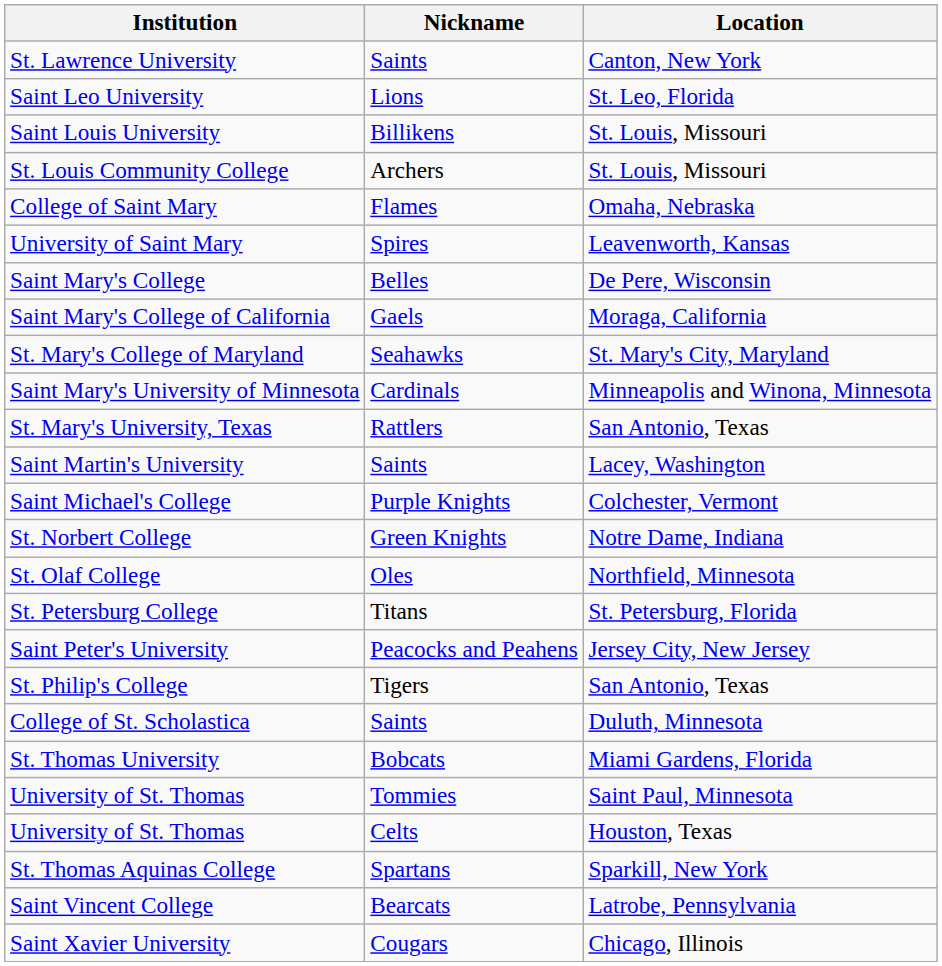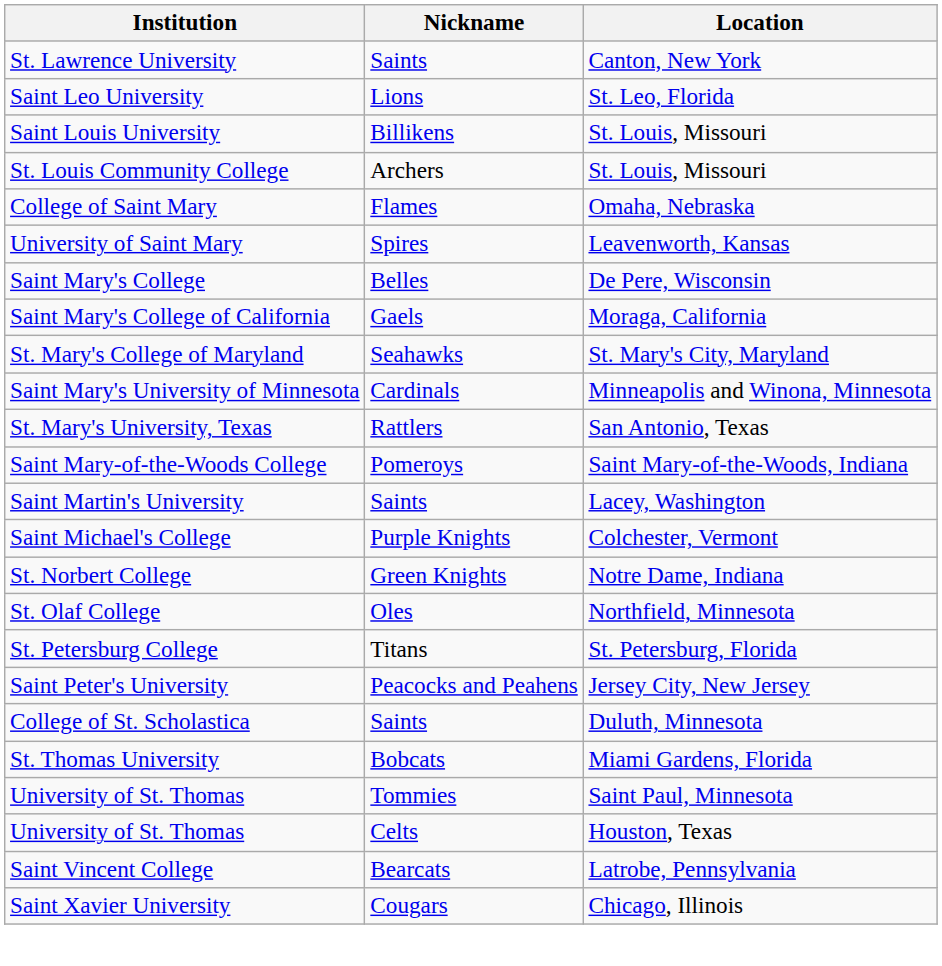+ row: (168, 464)
- row: (99, 685)
- row: (143, 869)
